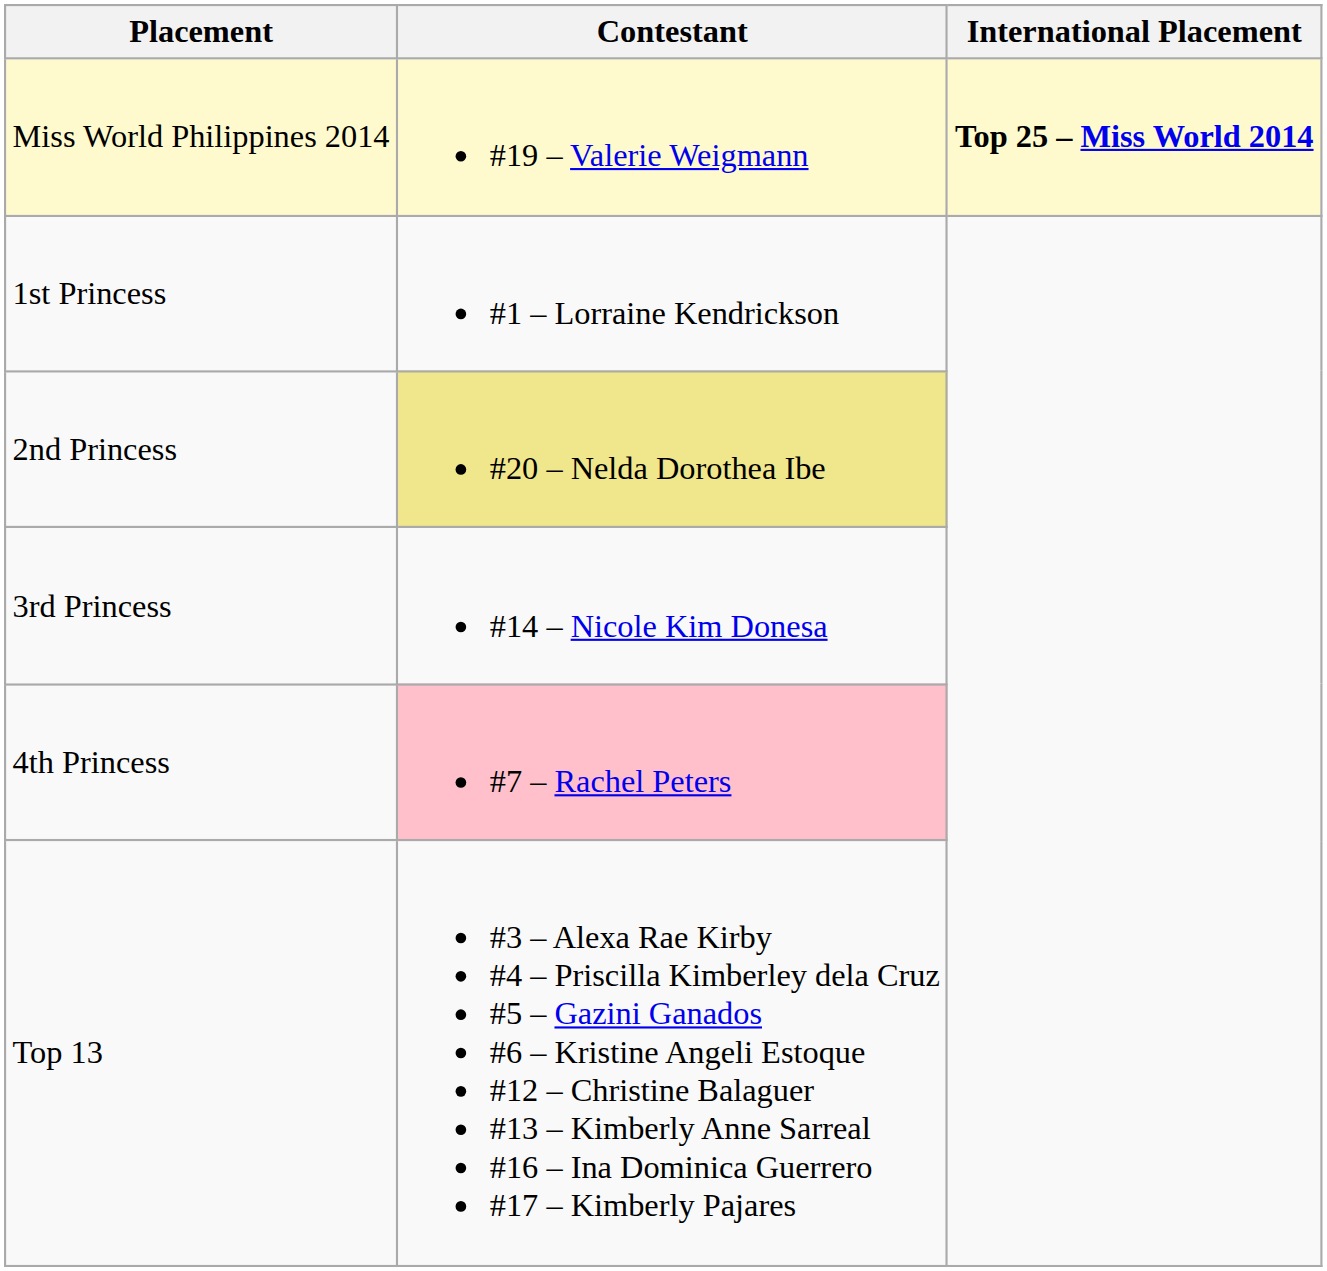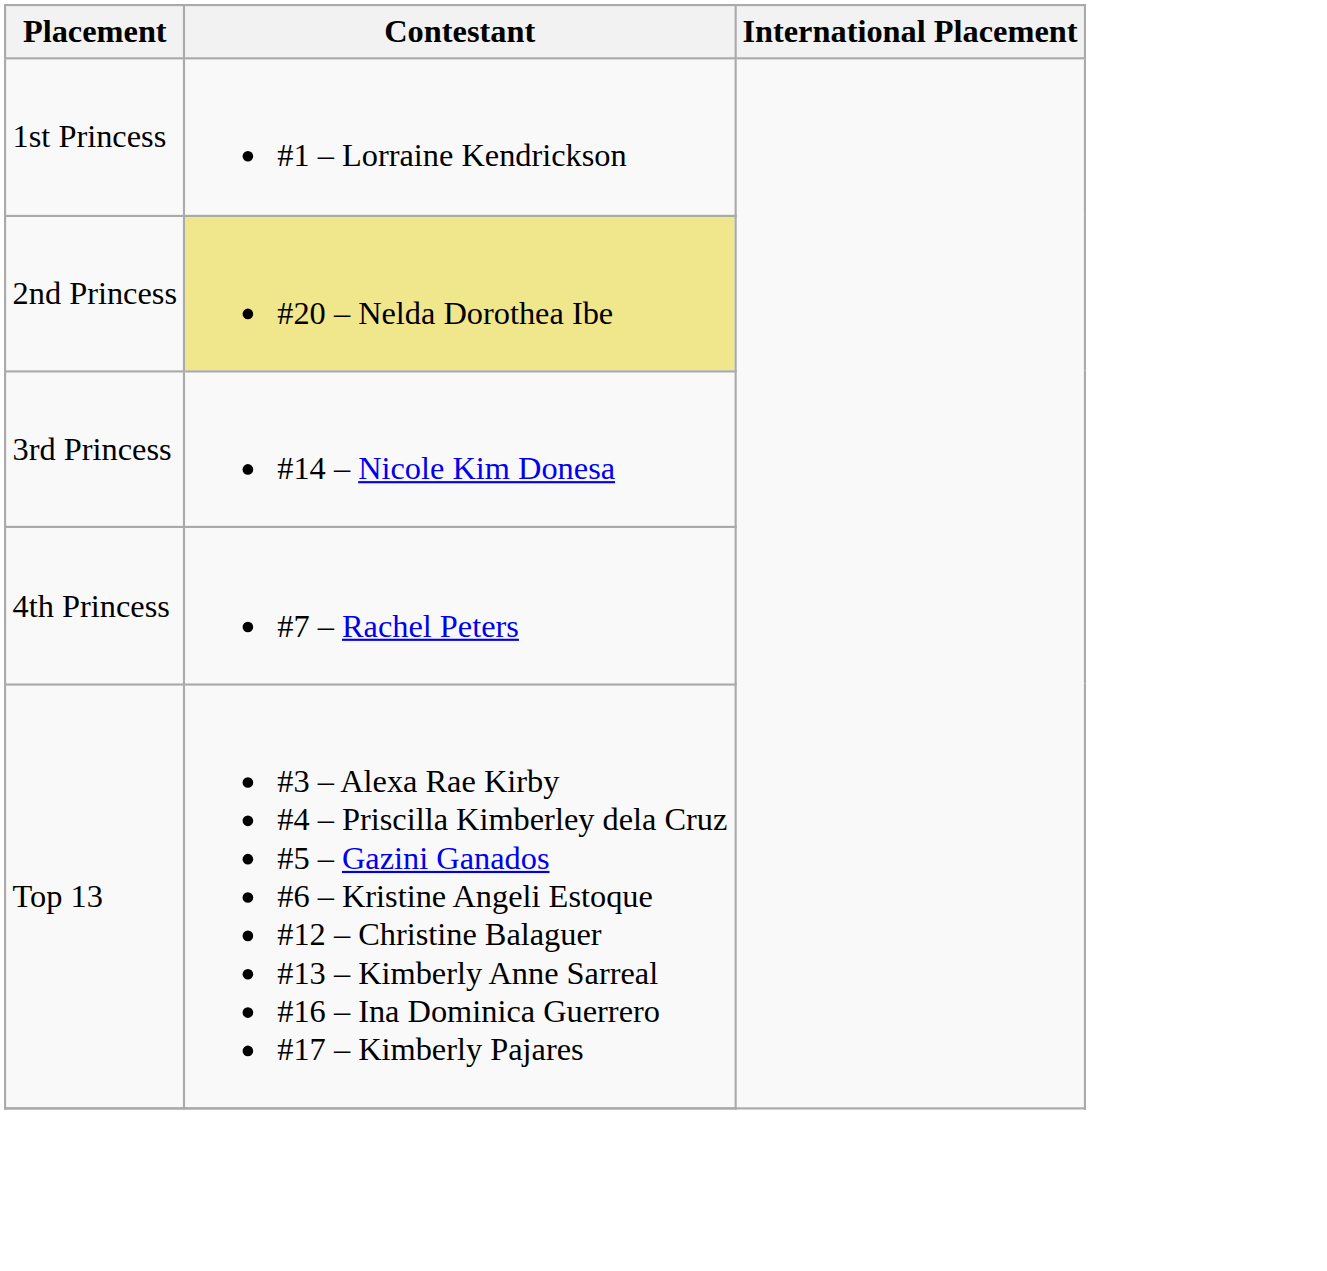- row: (201, 136)
(672, 782) pink background -> (460, 625) no background
